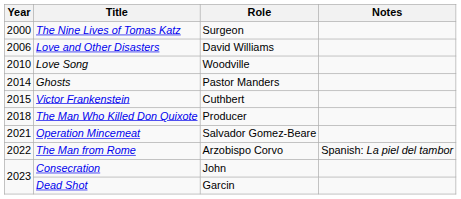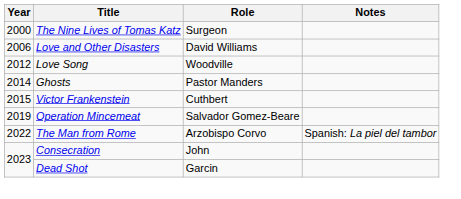(19, 64) 2010 -> (19, 64) 2012
- row: (117, 116)
(19, 133) 2021 -> (19, 116) 2019
